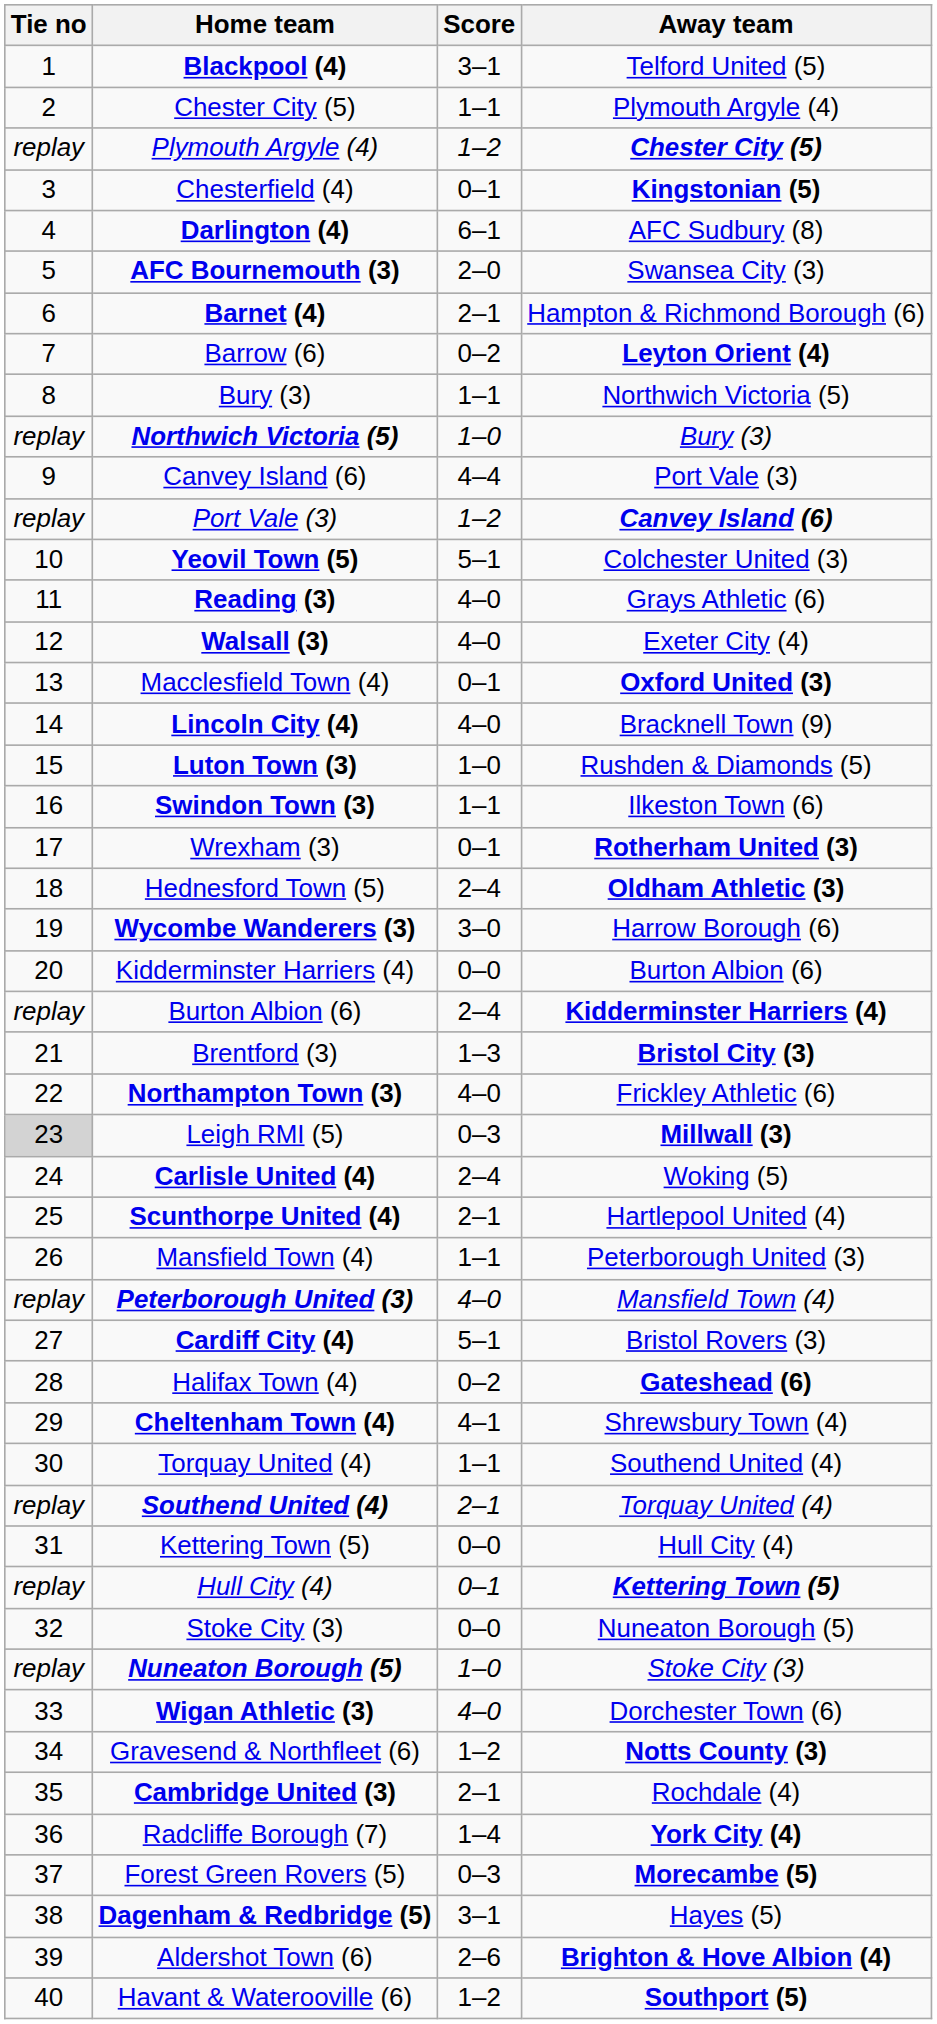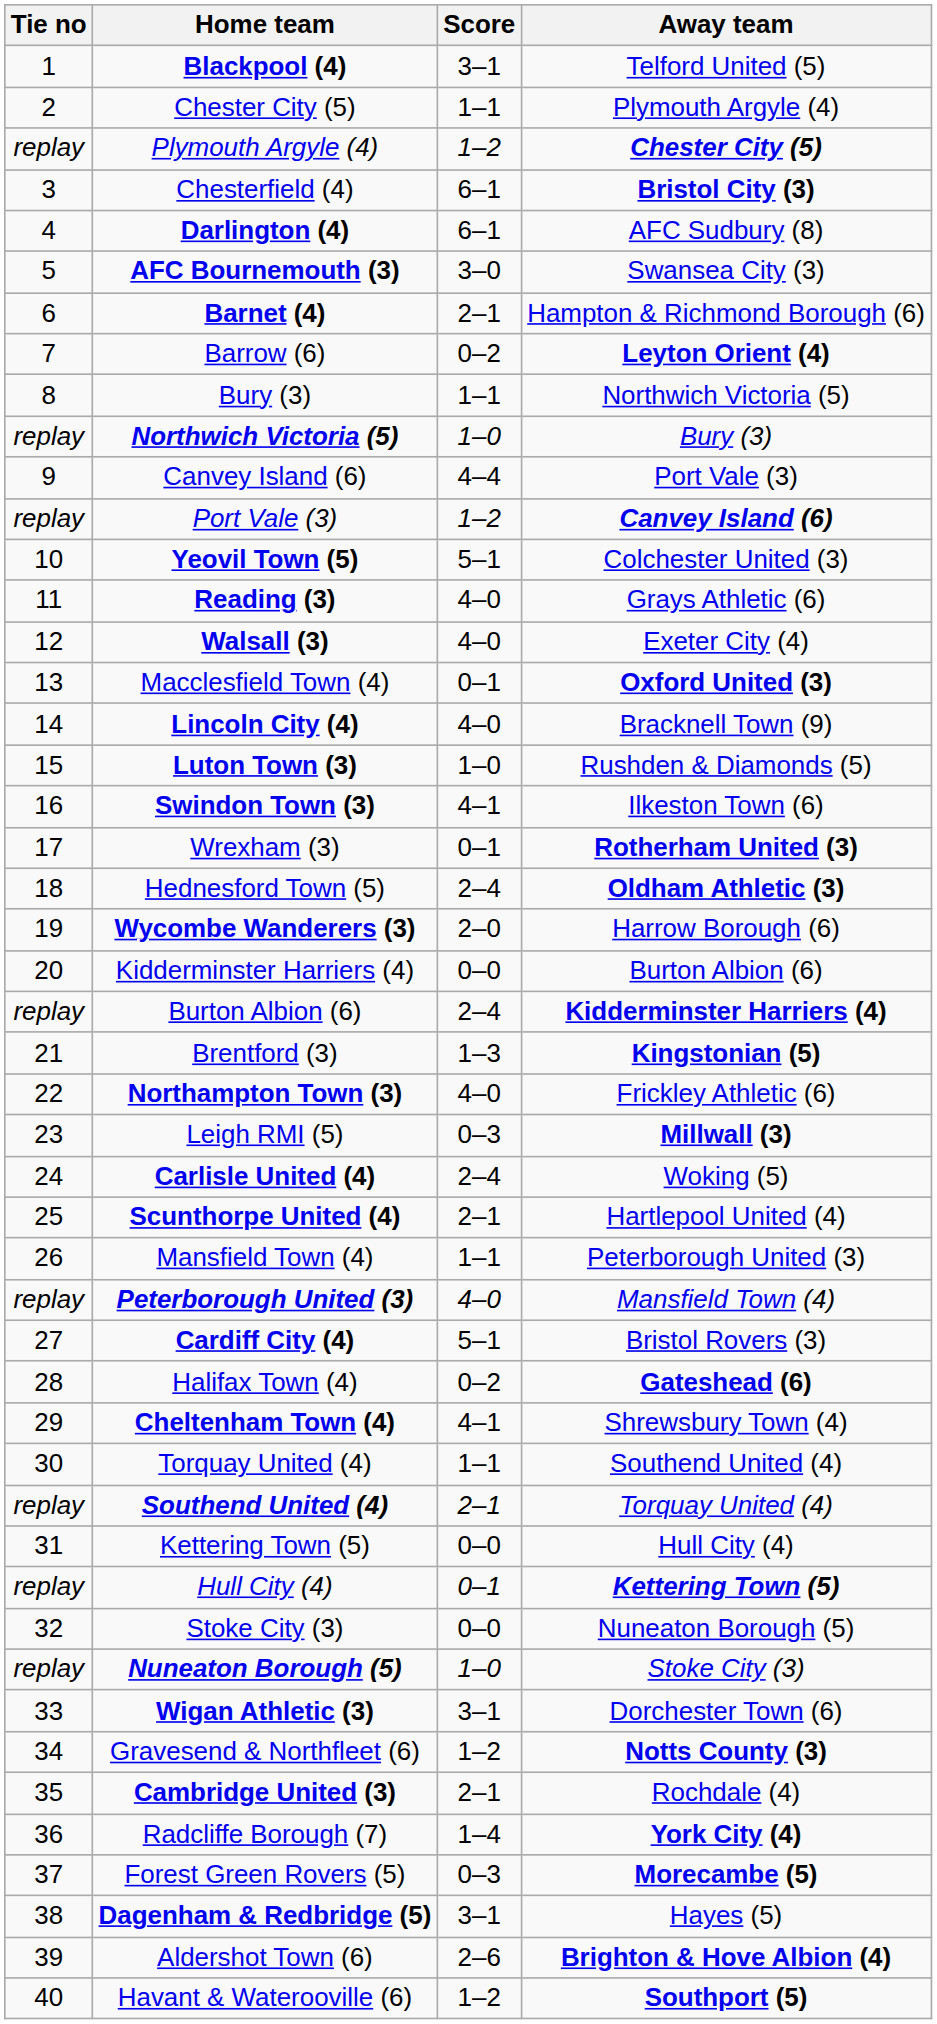(479, 189) 0–1 -> (479, 189) 6–1
(726, 189) Kingstonian (5) -> (726, 189) Bristol City (3)
(479, 271) 2–0 -> (479, 271) 3–0
(479, 806) 1–1 -> (479, 806) 4–1
(479, 929) 3–0 -> (479, 929) 2–0
(726, 1052) Bristol City (3) -> (726, 1052) Kingstonian (5)
(49, 1134) lightgrey background -> (49, 1134) no background
(479, 1710) 4–0 -> (479, 1710) 3–1
